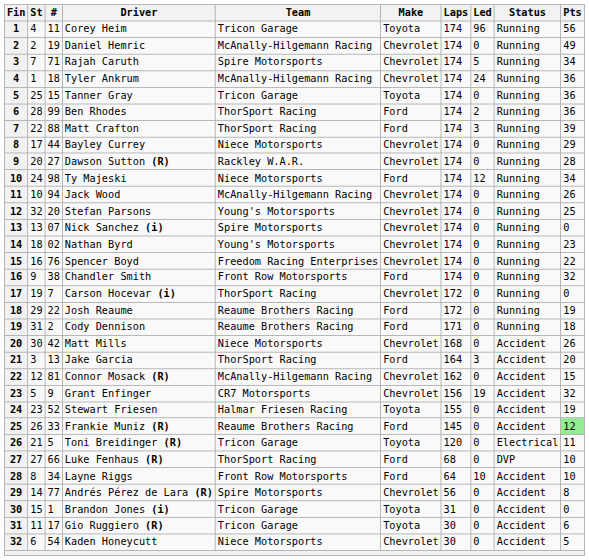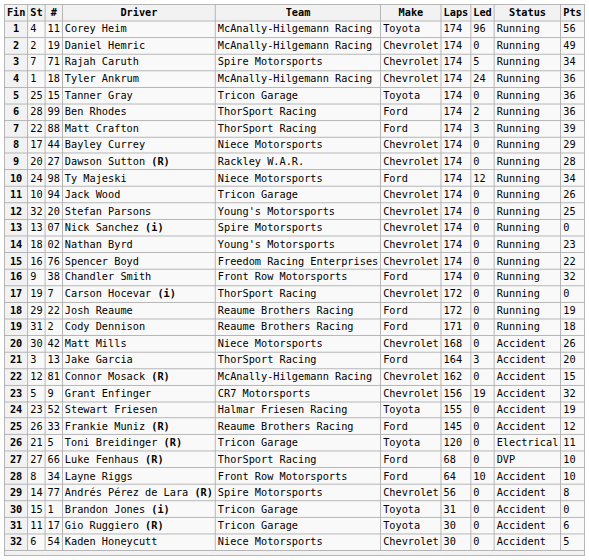(258, 30) Tricon Garage -> (295, 30) McAnally-Hilgemann Racing
(295, 195) McAnally-Hilgemann Racing -> (258, 195) Tricon Garage
(569, 427) lightgreen background -> (569, 427) no background
